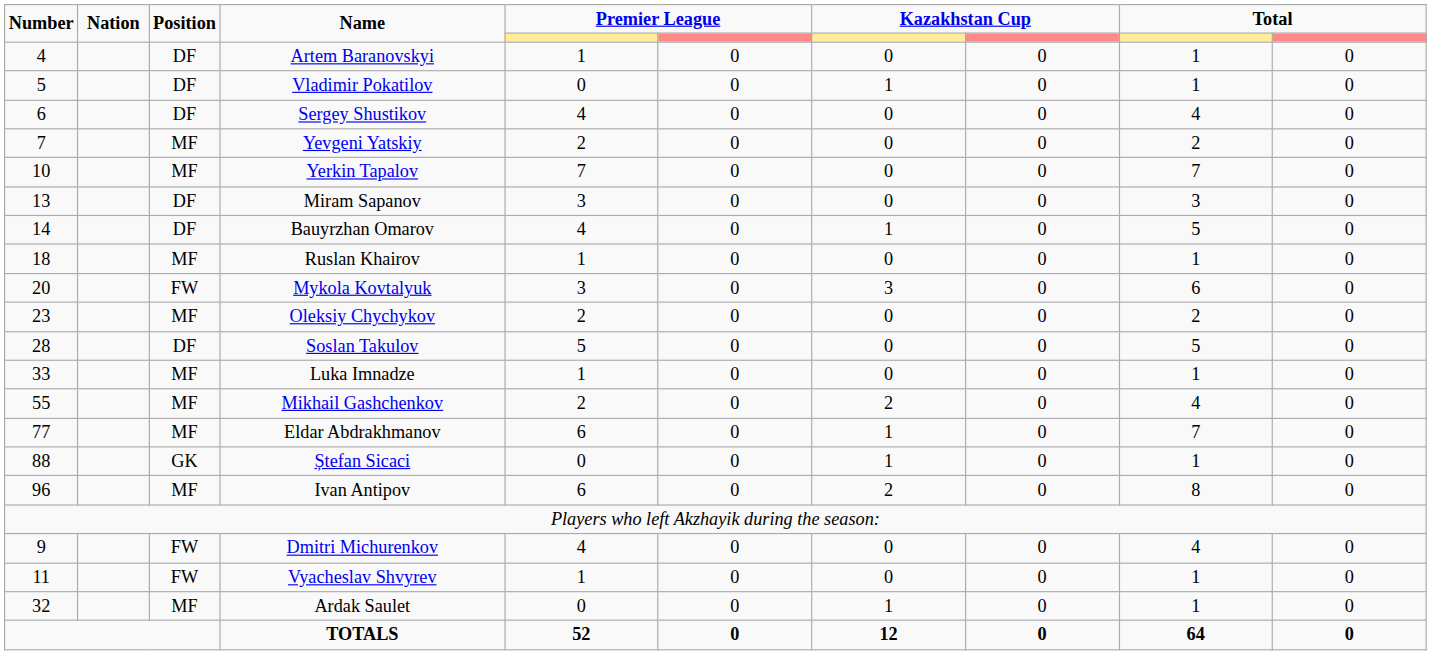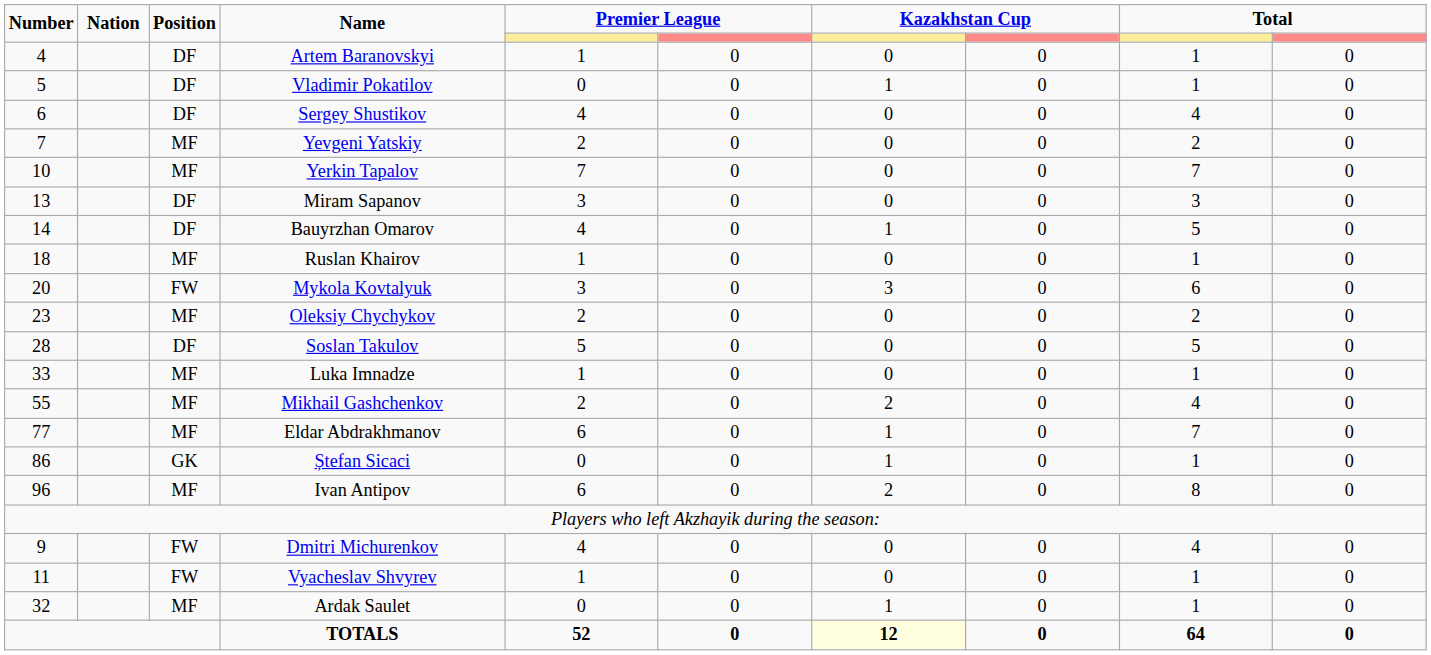(41, 461) 88 -> (41, 461) 86
(888, 634) no background -> (888, 634) lightyellow background
